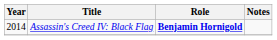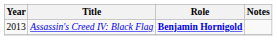(16, 27) 2014 -> (16, 27) 2013
